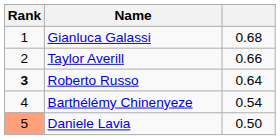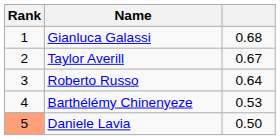(249, 59) 0.66 -> (249, 59) 0.67
(24, 81) bold -> (24, 81) normal
(249, 102) 0.54 -> (249, 102) 0.53
